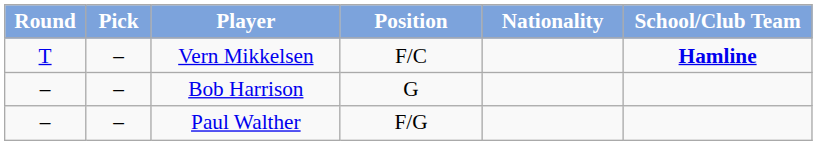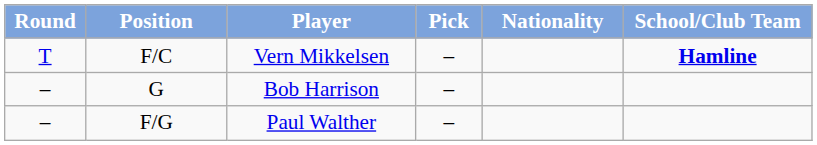columns swapped: (119, 21) <-> (411, 21)
